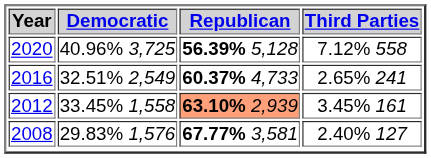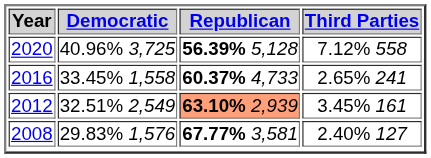(117, 77) 32.51% 2,549 -> (117, 77) 33.45% 1,558
(117, 105) 33.45% 1,558 -> (117, 105) 32.51% 2,549
